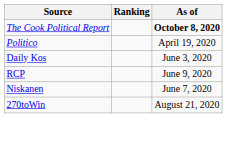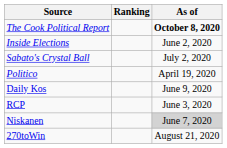+ row: (38, 43)
+ row: (48, 58)
(187, 58) June 3, 2020 -> (187, 89) June 9, 2020
(187, 74) June 9, 2020 -> (187, 105) June 3, 2020
(187, 89) no background -> (187, 120) lightgrey background
